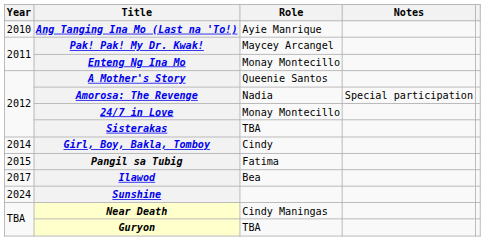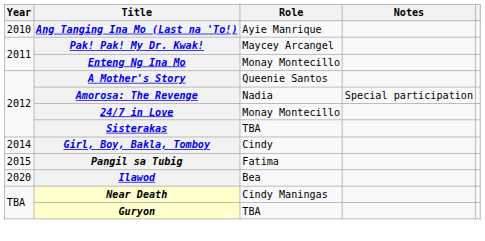(19, 178) 2017 -> (19, 178) 2020
- row: (137, 194)
